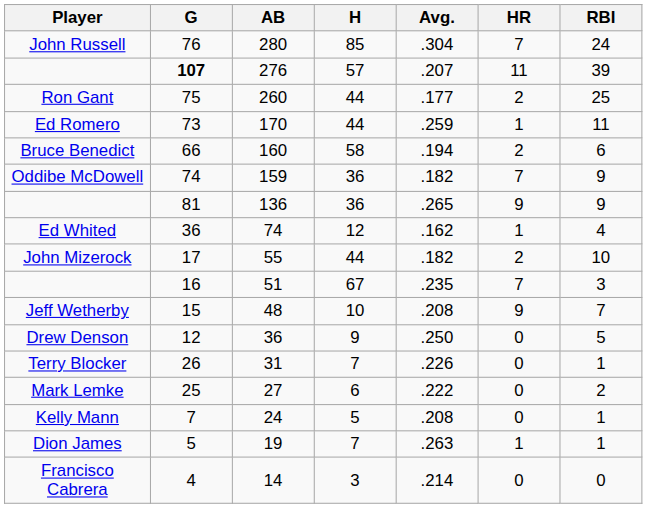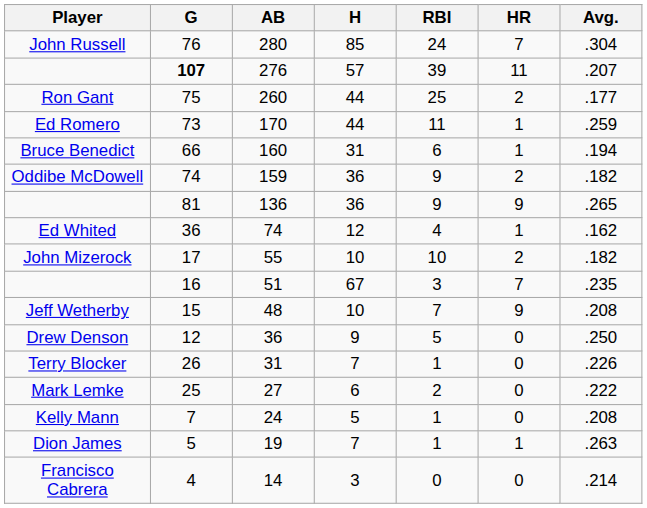columns swapped: (437, 17) <-> (601, 17)
(355, 151) 58 -> (355, 151) 31
(519, 151) 2 -> (519, 151) 1
(519, 177) 7 -> (519, 177) 2
(355, 257) 44 -> (355, 257) 10
